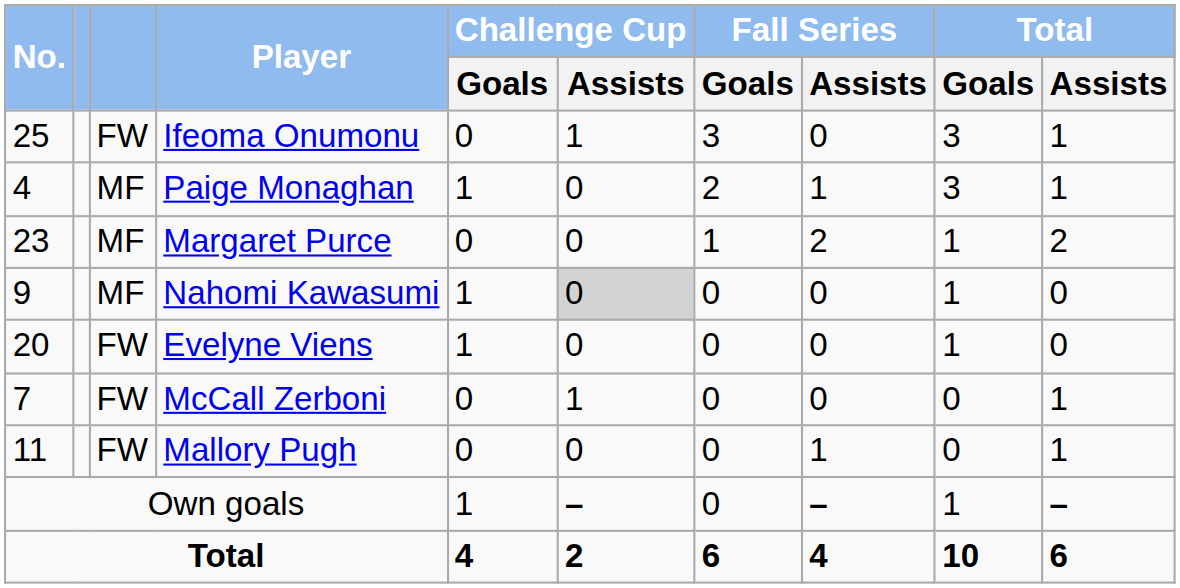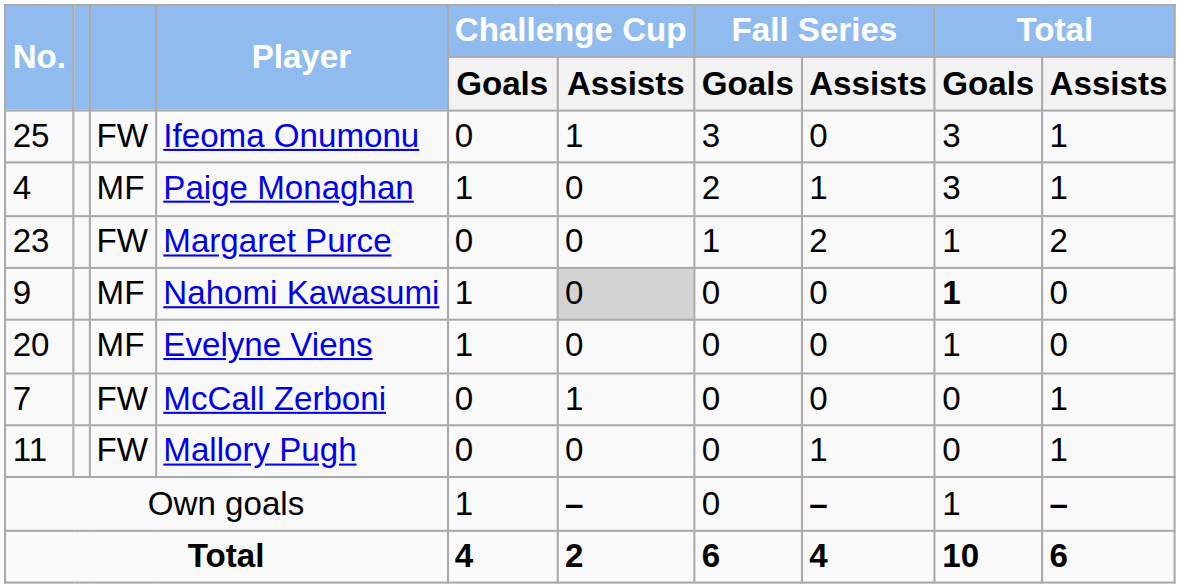(120, 240) MF -> (122, 240) FW
(951, 293) normal -> (951, 293) bold
(122, 345) FW -> (120, 345) MF
